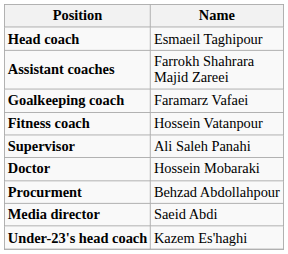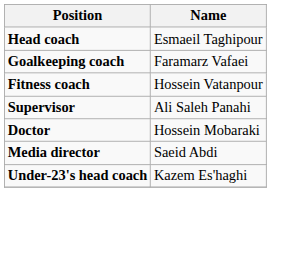- row: (61, 69)
- row: (45, 191)
